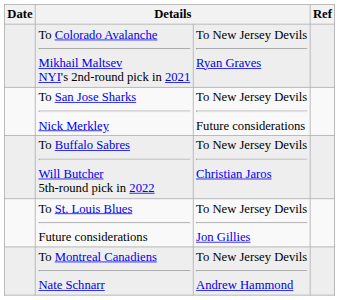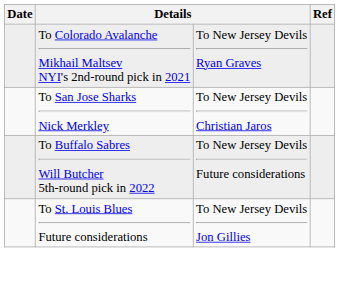(252, 111) To New Jersey Devils Future considerations -> (252, 111) To New Jersey Devils Christian Jaros
(252, 159) To New Jersey Devils Christian Jaros -> (252, 159) To New Jersey Devils Future considerations
- row: (114, 271)
